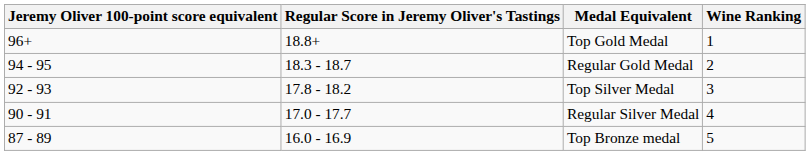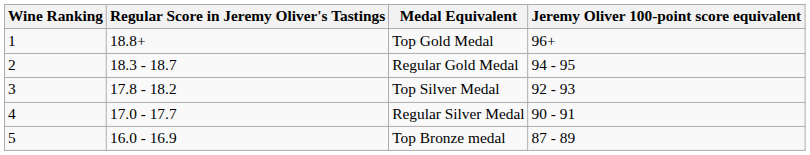columns swapped: (754, 16) <-> (143, 16)
